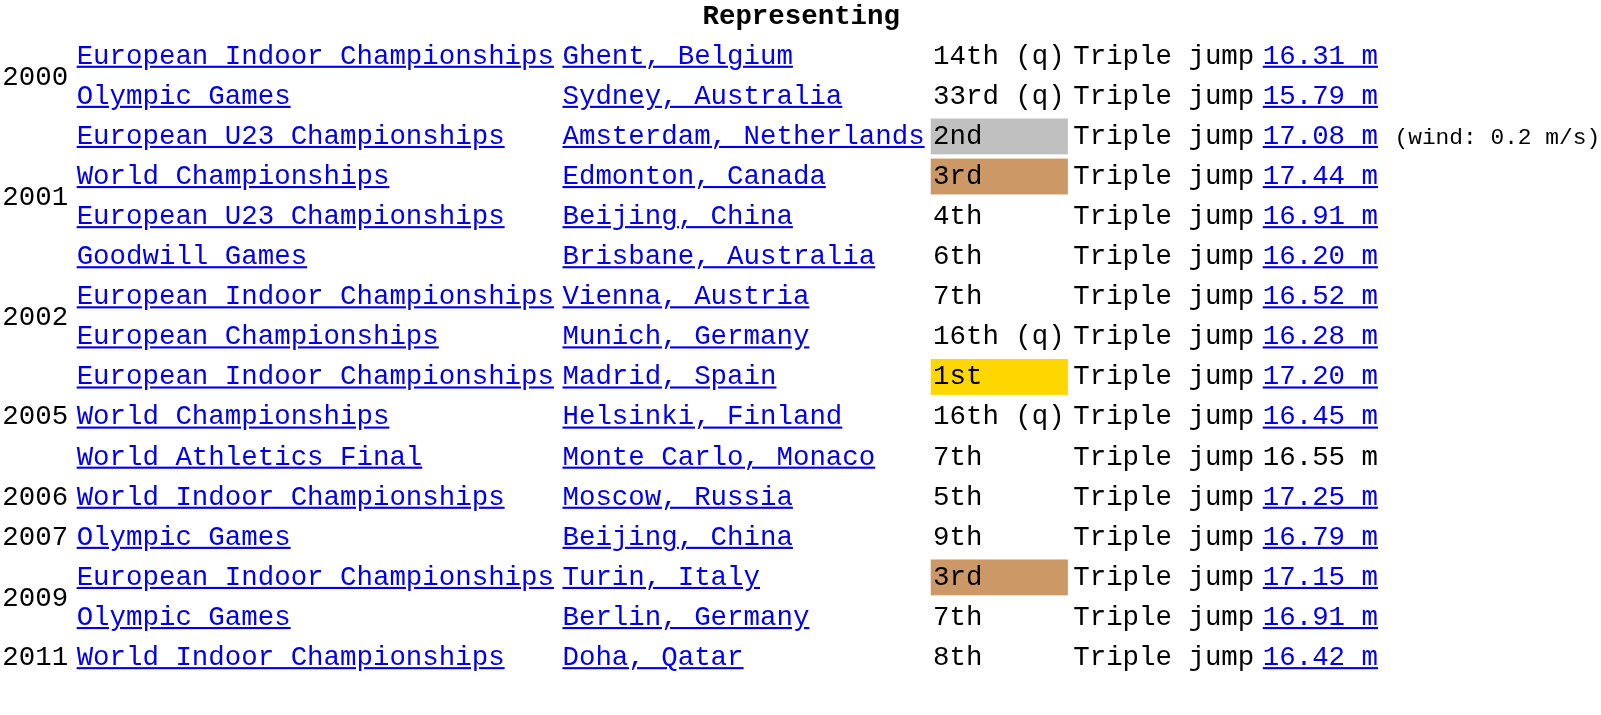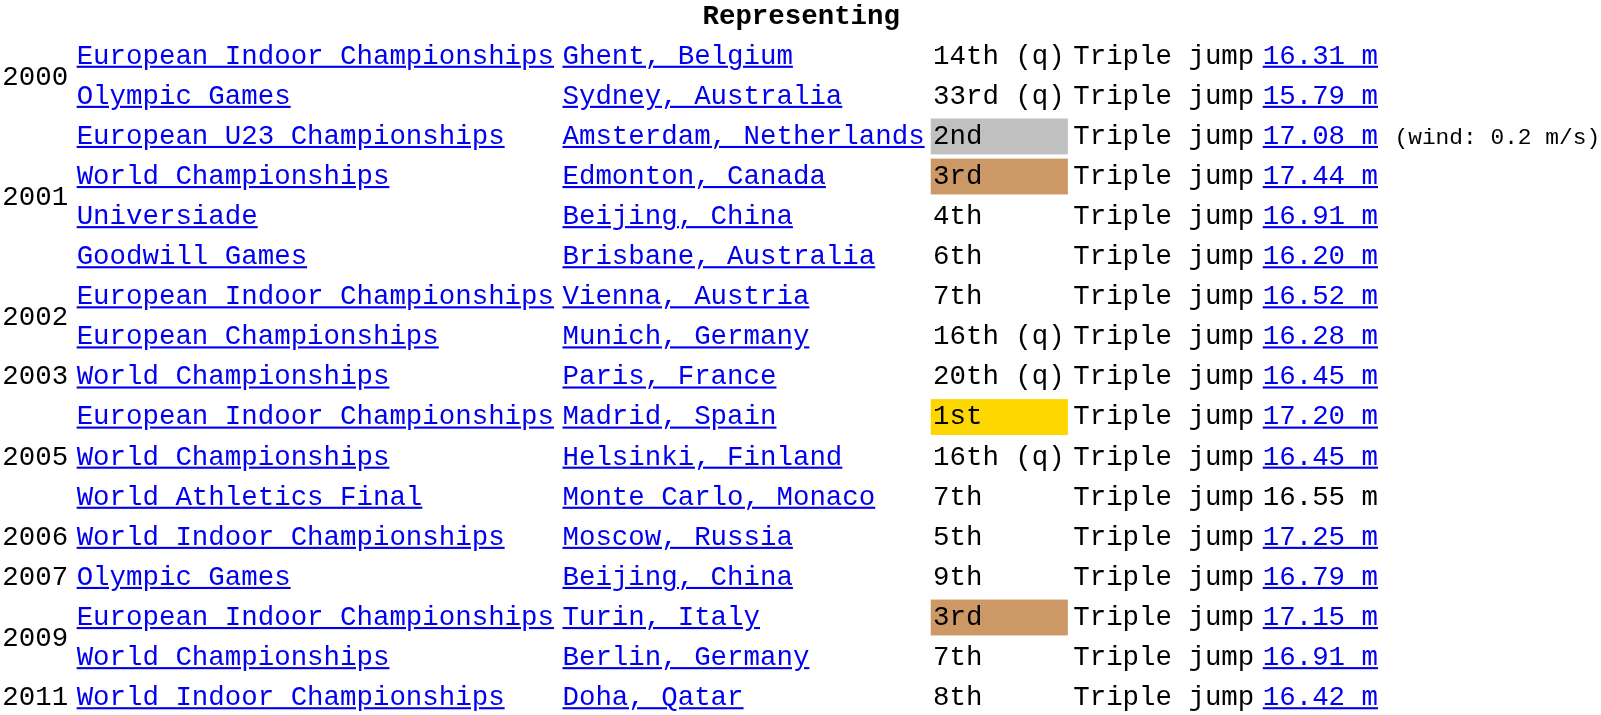(291, 217) European U23 Championships -> (167, 217) Universiade
+ row: (669, 377)
(184, 618) Olympic Games -> (233, 658) World Championships
